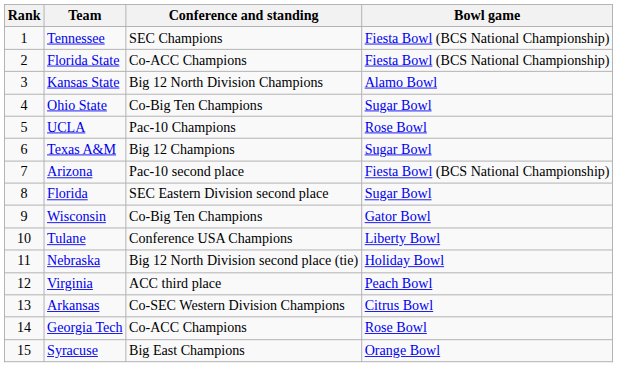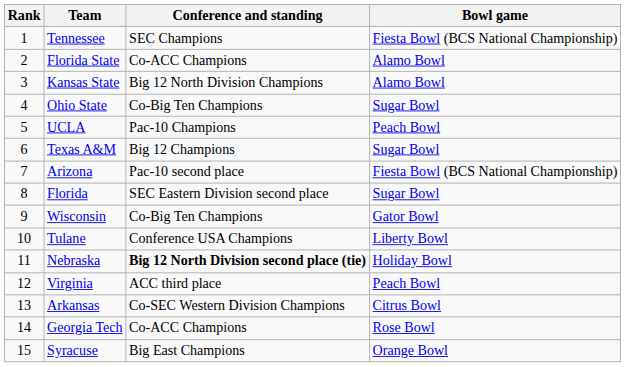(487, 60) Fiesta Bowl (BCS National Championship) -> (409, 60) Alamo Bowl
(396, 127) Rose Bowl -> (406, 127) Peach Bowl
(244, 261) normal -> (248, 261) bold
